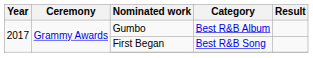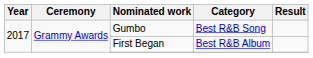(233, 28) Best R&B Album -> (231, 28) Best R&B Song
(231, 44) Best R&B Song -> (233, 44) Best R&B Album
